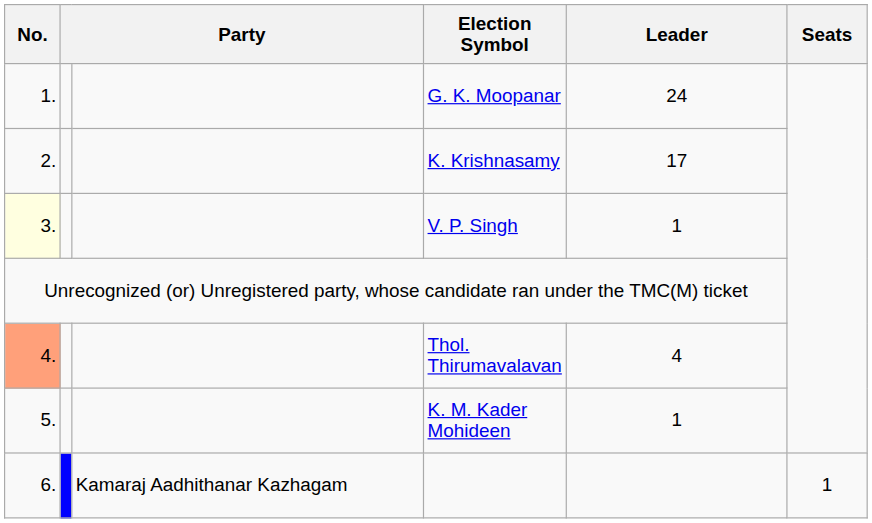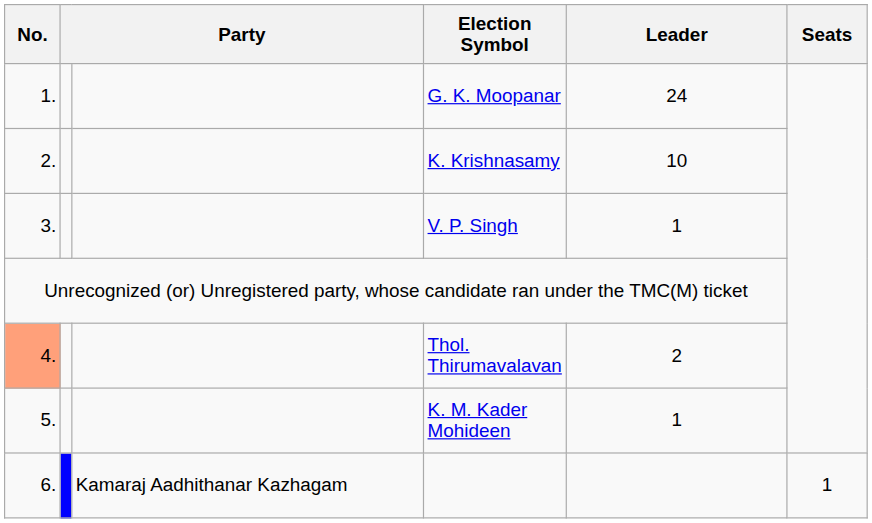(677, 160) 17 -> (677, 160) 10
(48, 225) lightyellow background -> (48, 225) no background
(677, 355) 4 -> (677, 355) 2
